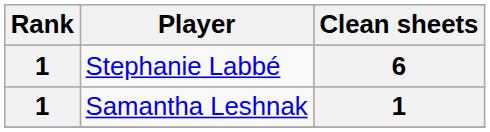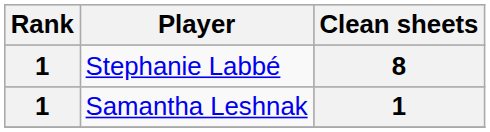(399, 65) 6 -> (399, 65) 8
